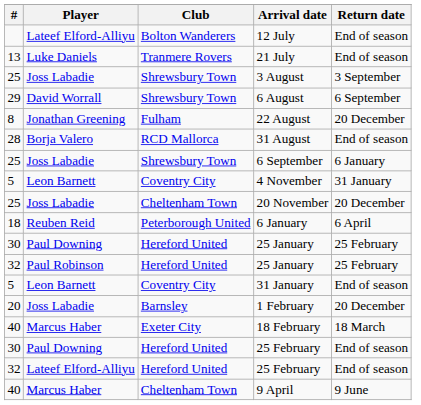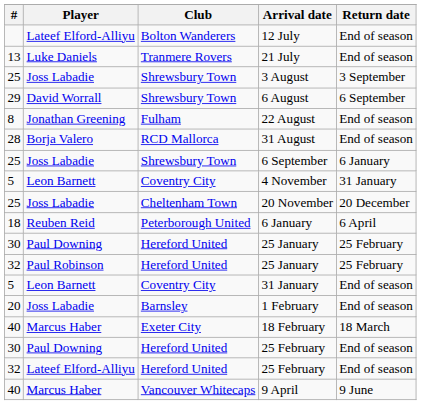(370, 118) 20 December -> (376, 118) End of season
(370, 306) 20 December -> (376, 306) End of season
(189, 389) Cheltenham Town -> (198, 389) Vancouver Whitecaps
